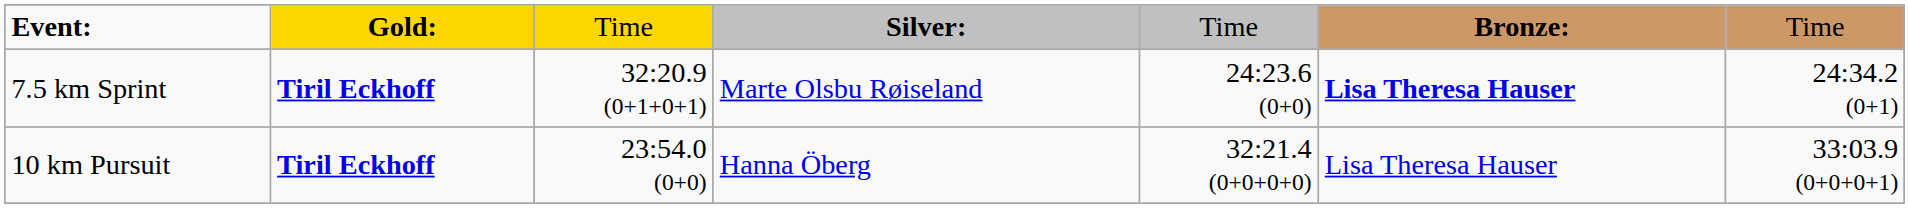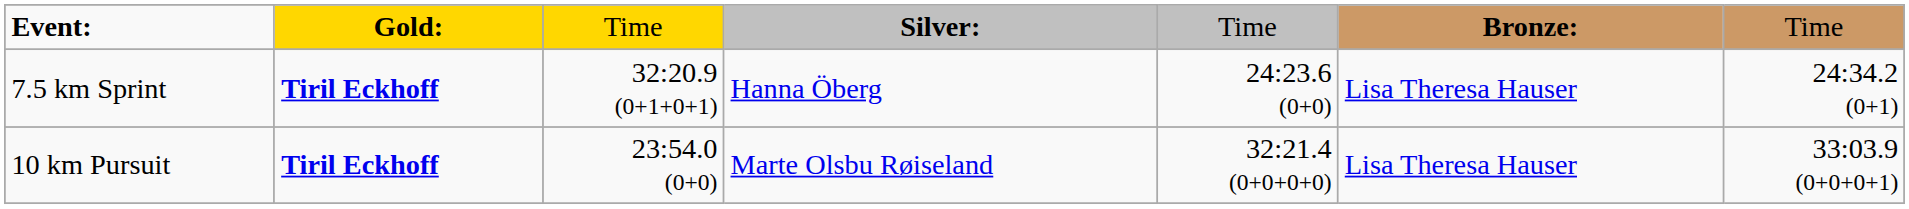(851, 87) Marte Olsbu Røiseland -> (806, 87) Hanna Öberg
(1450, 87) bold -> (1461, 87) normal
(795, 164) Hanna Öberg -> (862, 164) Marte Olsbu Røiseland
